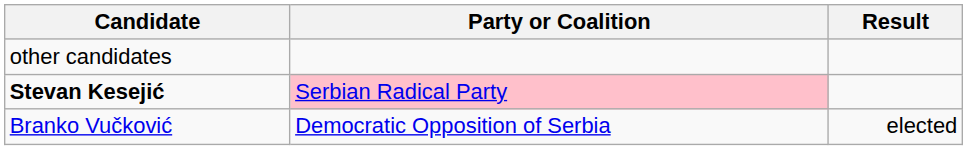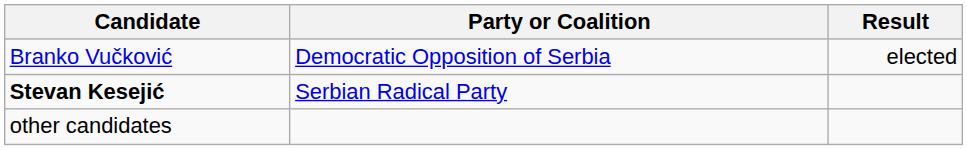rows swapped: (91, 126) <-> (91, 56)
(401, 91) pink background -> (401, 91) no background
